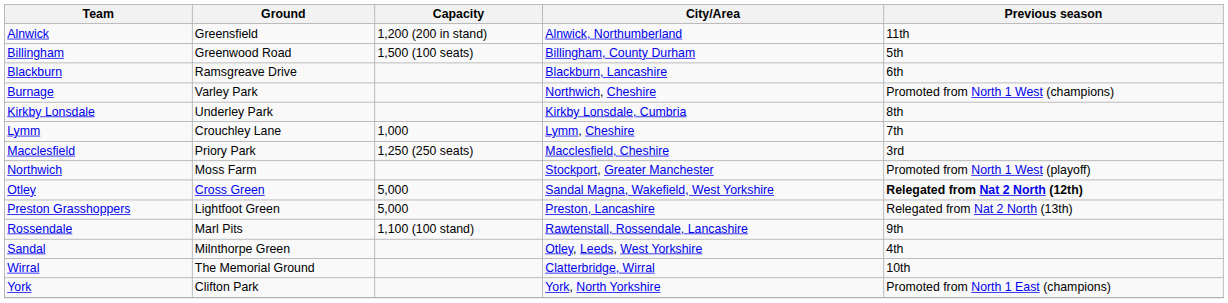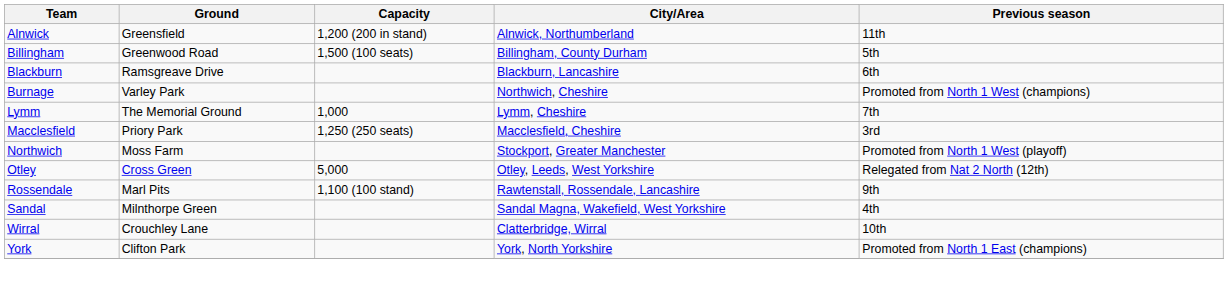- row: (51, 111)
(238, 131) Crouchley Lane -> (182, 111) The Memorial Ground
(660, 190) Sandal Magna, Wakefield, West Yorkshire -> (575, 170) Otley, Leeds, West Yorkshire
(985, 190) bold -> (955, 170) normal
- row: (69, 209)
(624, 248) Otley, Leeds, West Yorkshire -> (611, 209) Sandal Magna, Wakefield, West Yorkshire
(255, 268) The Memorial Ground -> (165, 229) Crouchley Lane
